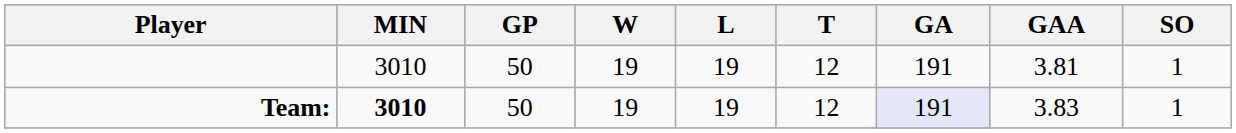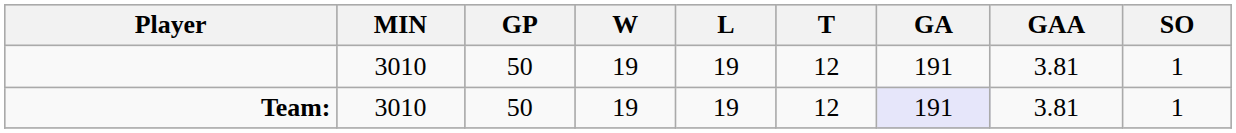(400, 107) bold -> (400, 107) normal
(1056, 107) 3.83 -> (1056, 107) 3.81
